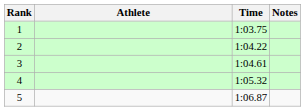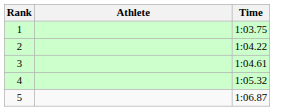- column: (285, 13)
